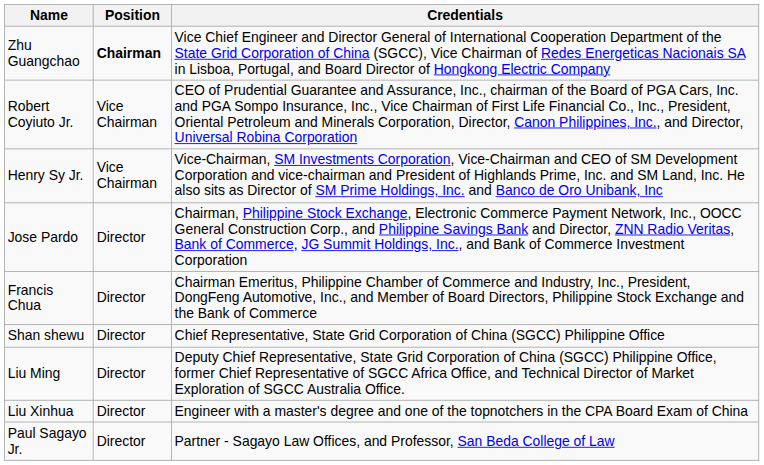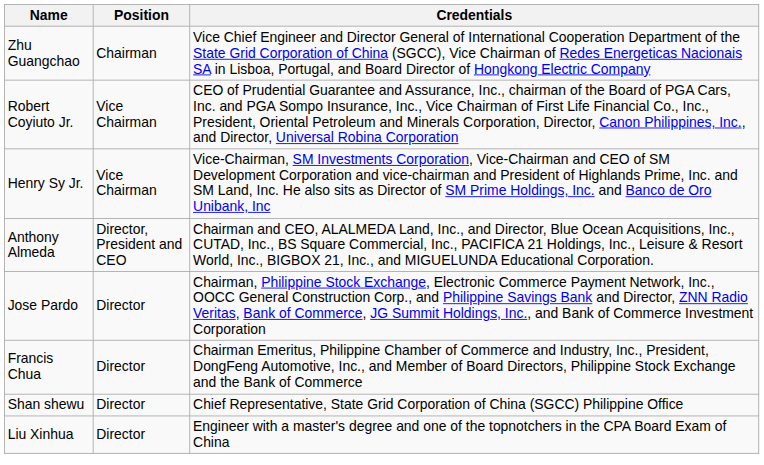(129, 53) bold -> (126, 53) normal
+ row: (33, 244)
- row: (34, 373)
- row: (47, 441)
